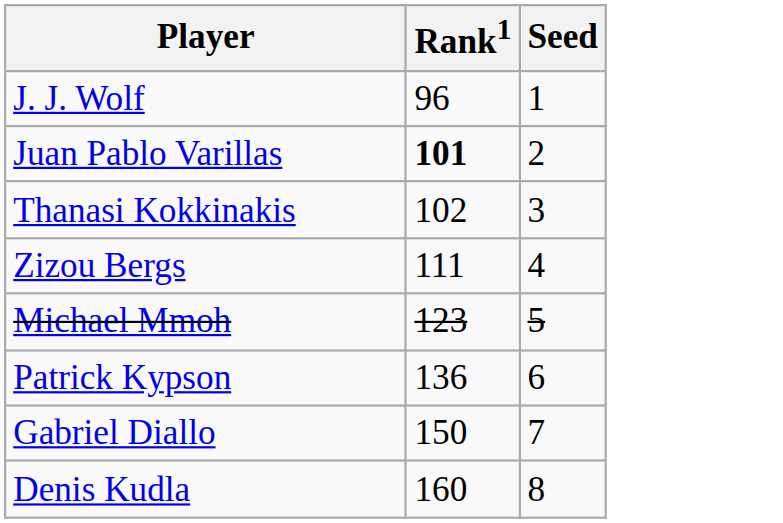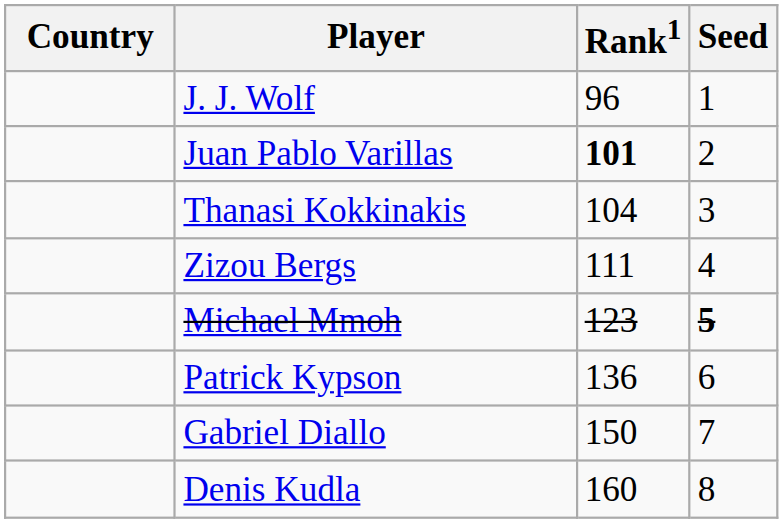+ column: (90, 37)
(441, 209) 102 -> (611, 209) 104
(536, 321) normal -> (707, 321) bold
